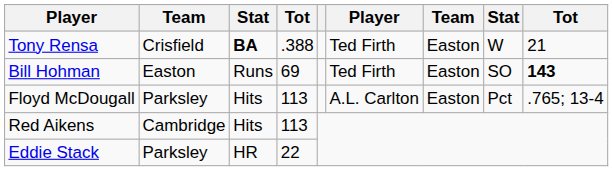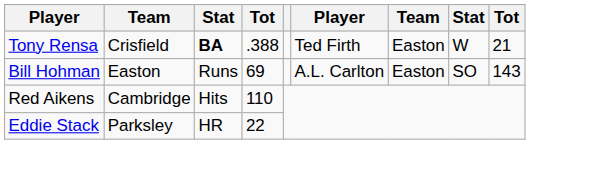(362, 71) Ted Firth -> (339, 71) A.L. Carlton
(541, 71) bold -> (507, 71) normal
- row: (72, 98)
(294, 125) 113 -> (259, 98) 110
